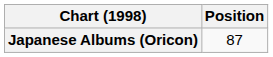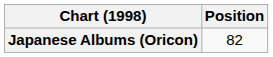(235, 40) 87 -> (235, 40) 82
